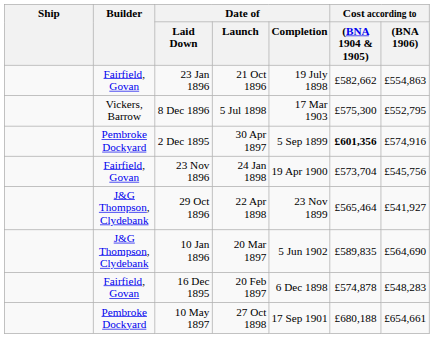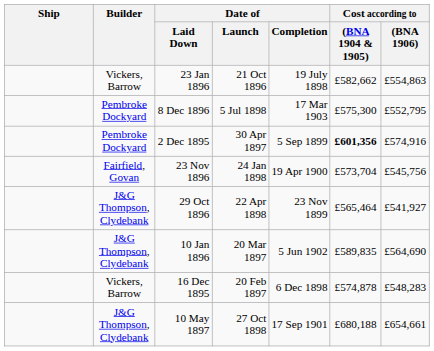(124, 80) Fairfield, Govan -> (124, 80) Vickers, Barrow
(124, 110) Vickers, Barrow -> (124, 110) Pembroke Dockyard
(124, 287) Fairfield, Govan -> (124, 287) Vickers, Barrow
(124, 318) Pembroke Dockyard -> (124, 324) J&G Thompson, Clydebank
